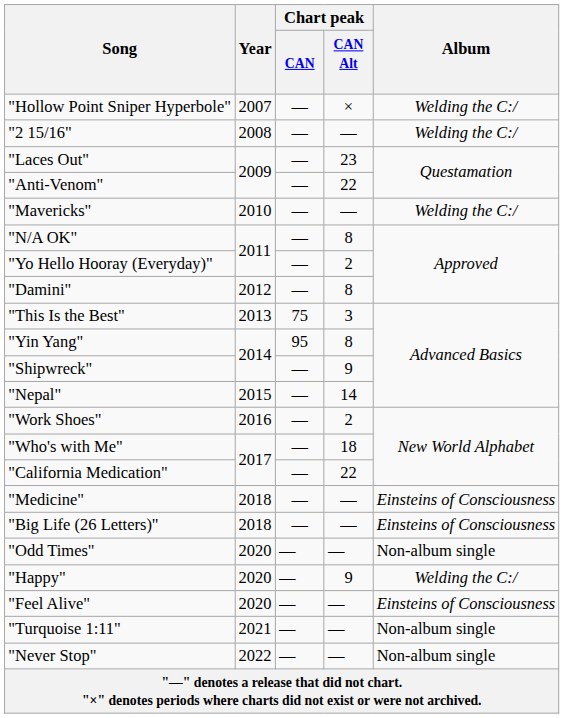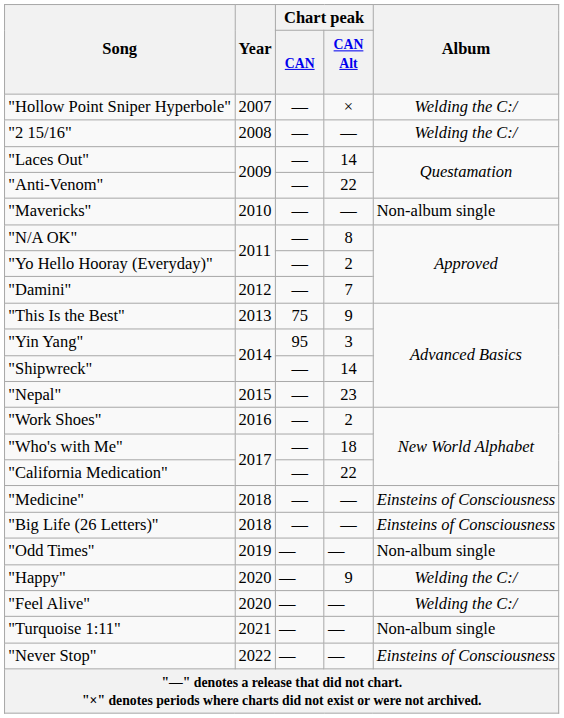(349, 159) 23 -> (349, 159) 14
(466, 211) Welding the C:/ -> (436, 211) Non-album single
(349, 289) 8 -> (349, 289) 7
(349, 316) 3 -> (349, 316) 9
(349, 342) 8 -> (349, 342) 3
(349, 368) 9 -> (349, 368) 14
(349, 394) 14 -> (349, 394) 23
(255, 551) 2020 -> (255, 551) 2019
(466, 603) Einsteins of Consciousness -> (466, 603) Welding the C:/
(436, 655) Non-album single -> (466, 655) Einsteins of Consciousness
